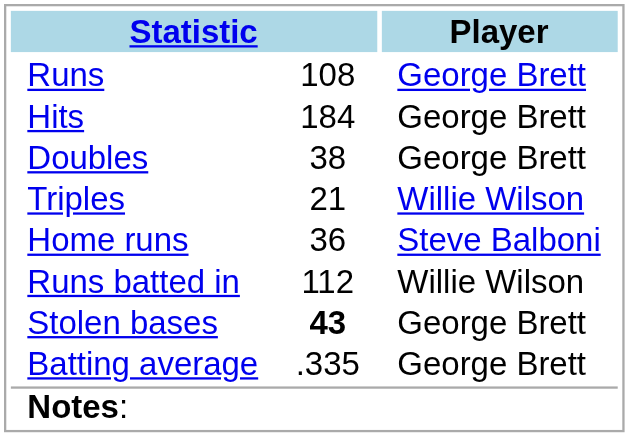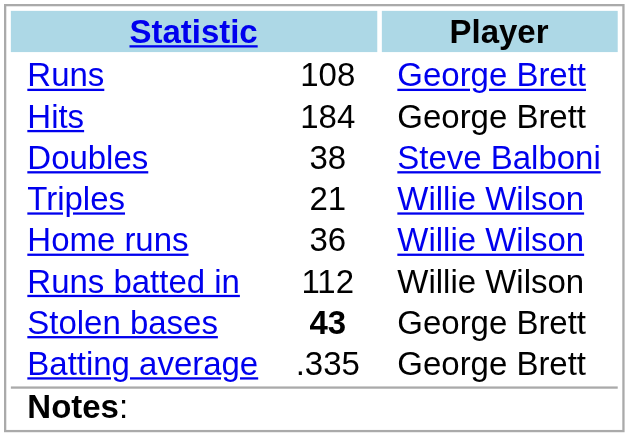(492, 158) George Brett -> (499, 158) Steve Balboni
(499, 240) Steve Balboni -> (491, 240) Willie Wilson
